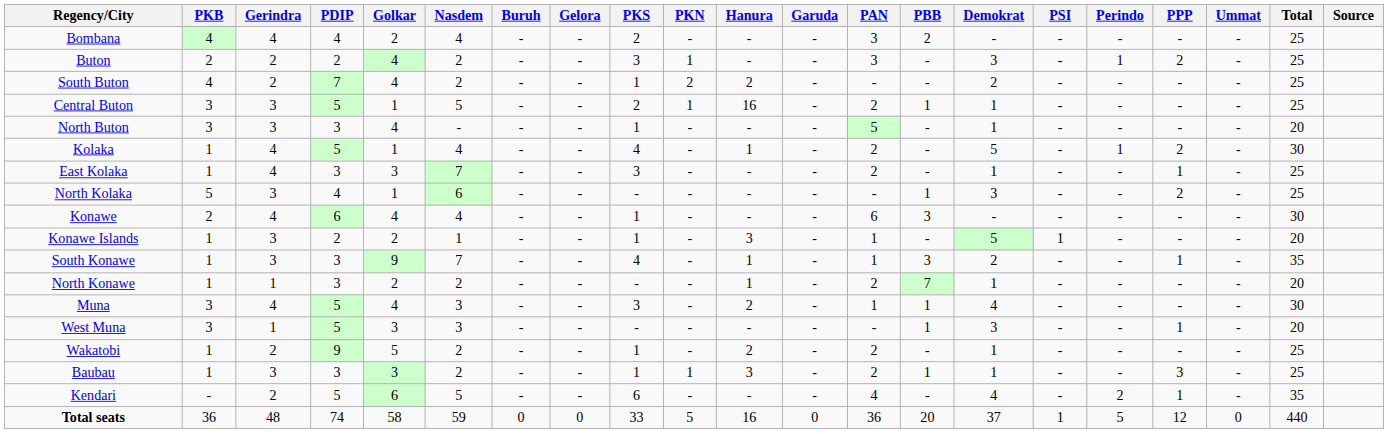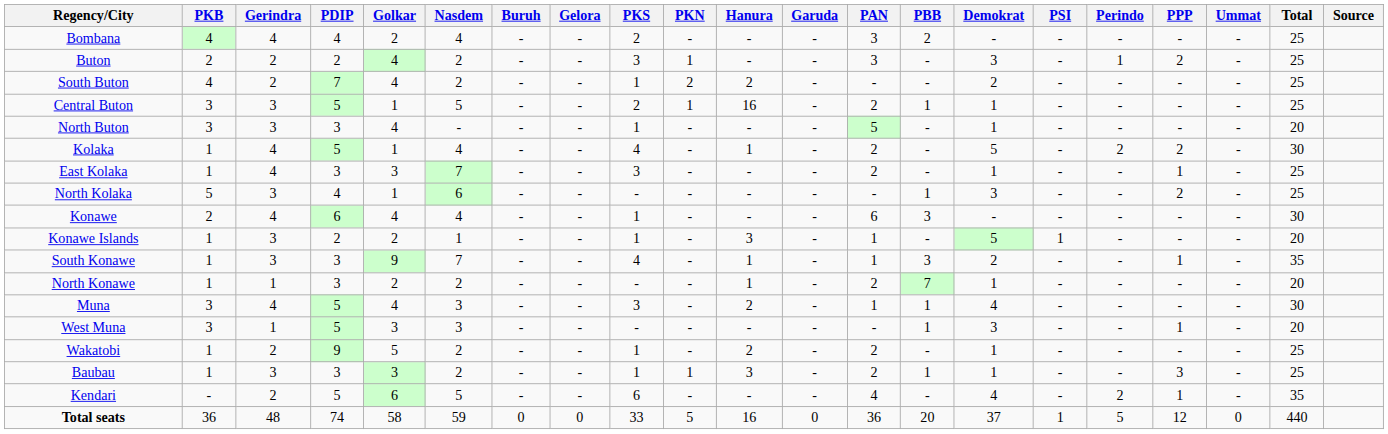(1120, 149) 1 -> (1120, 149) 2
